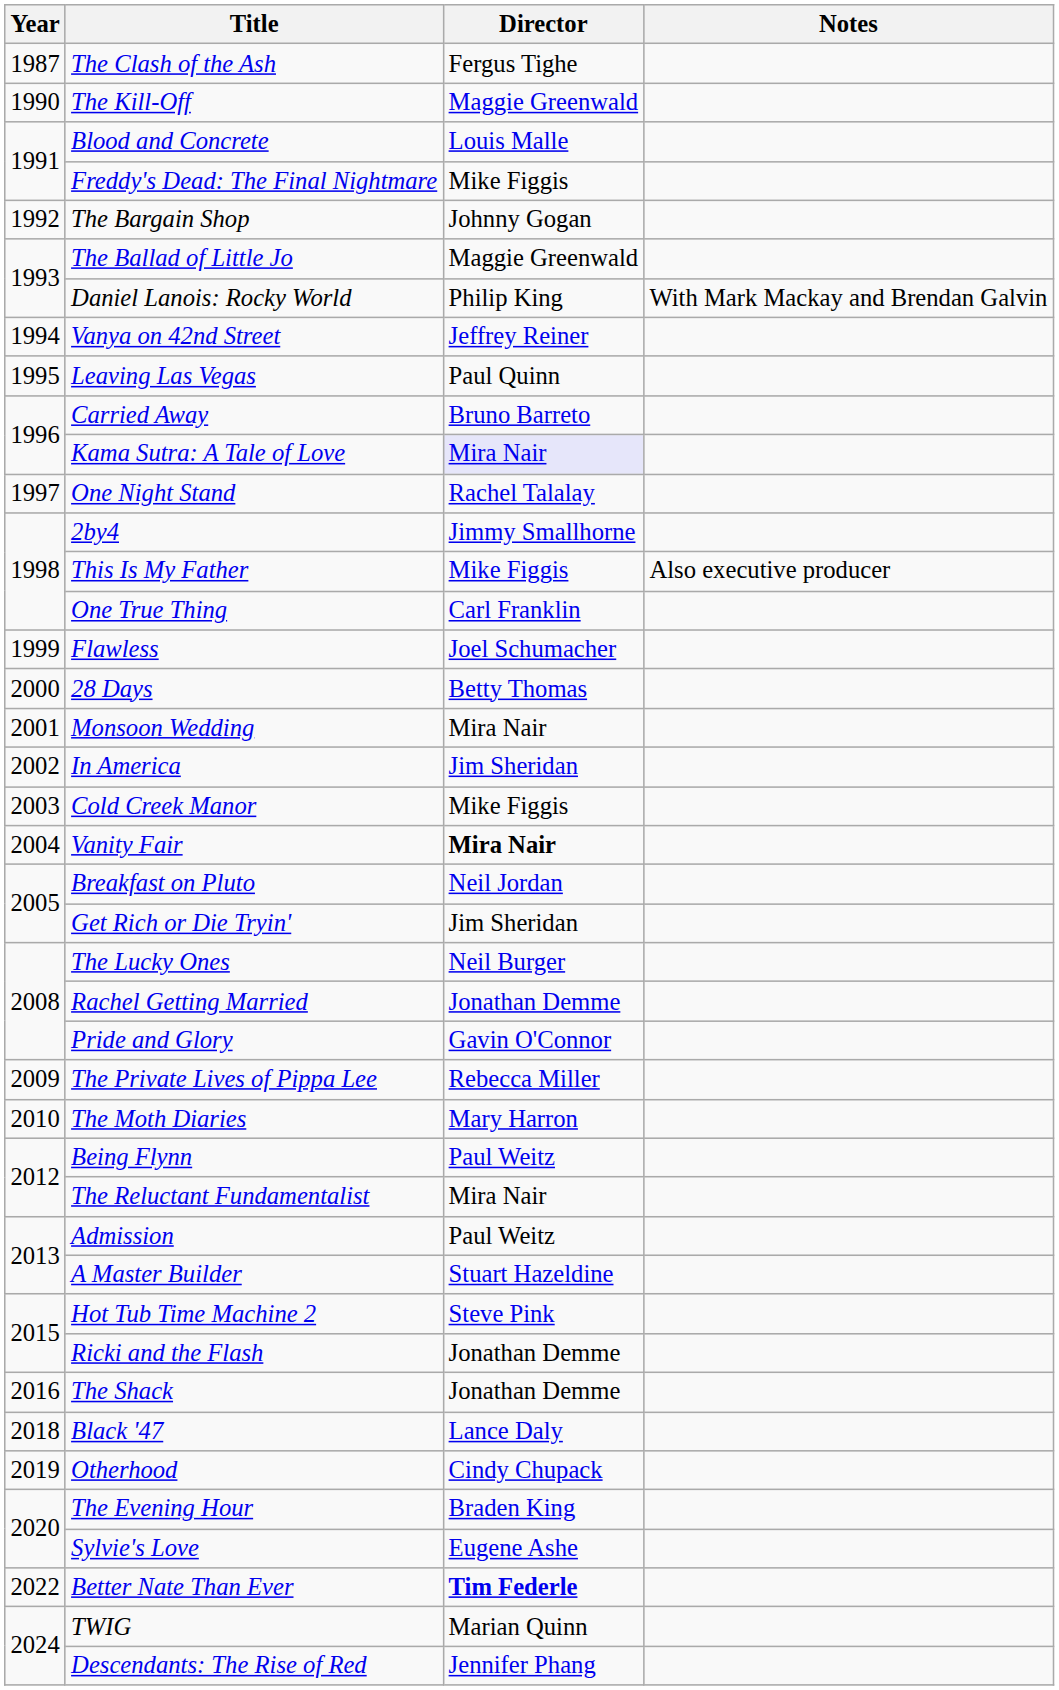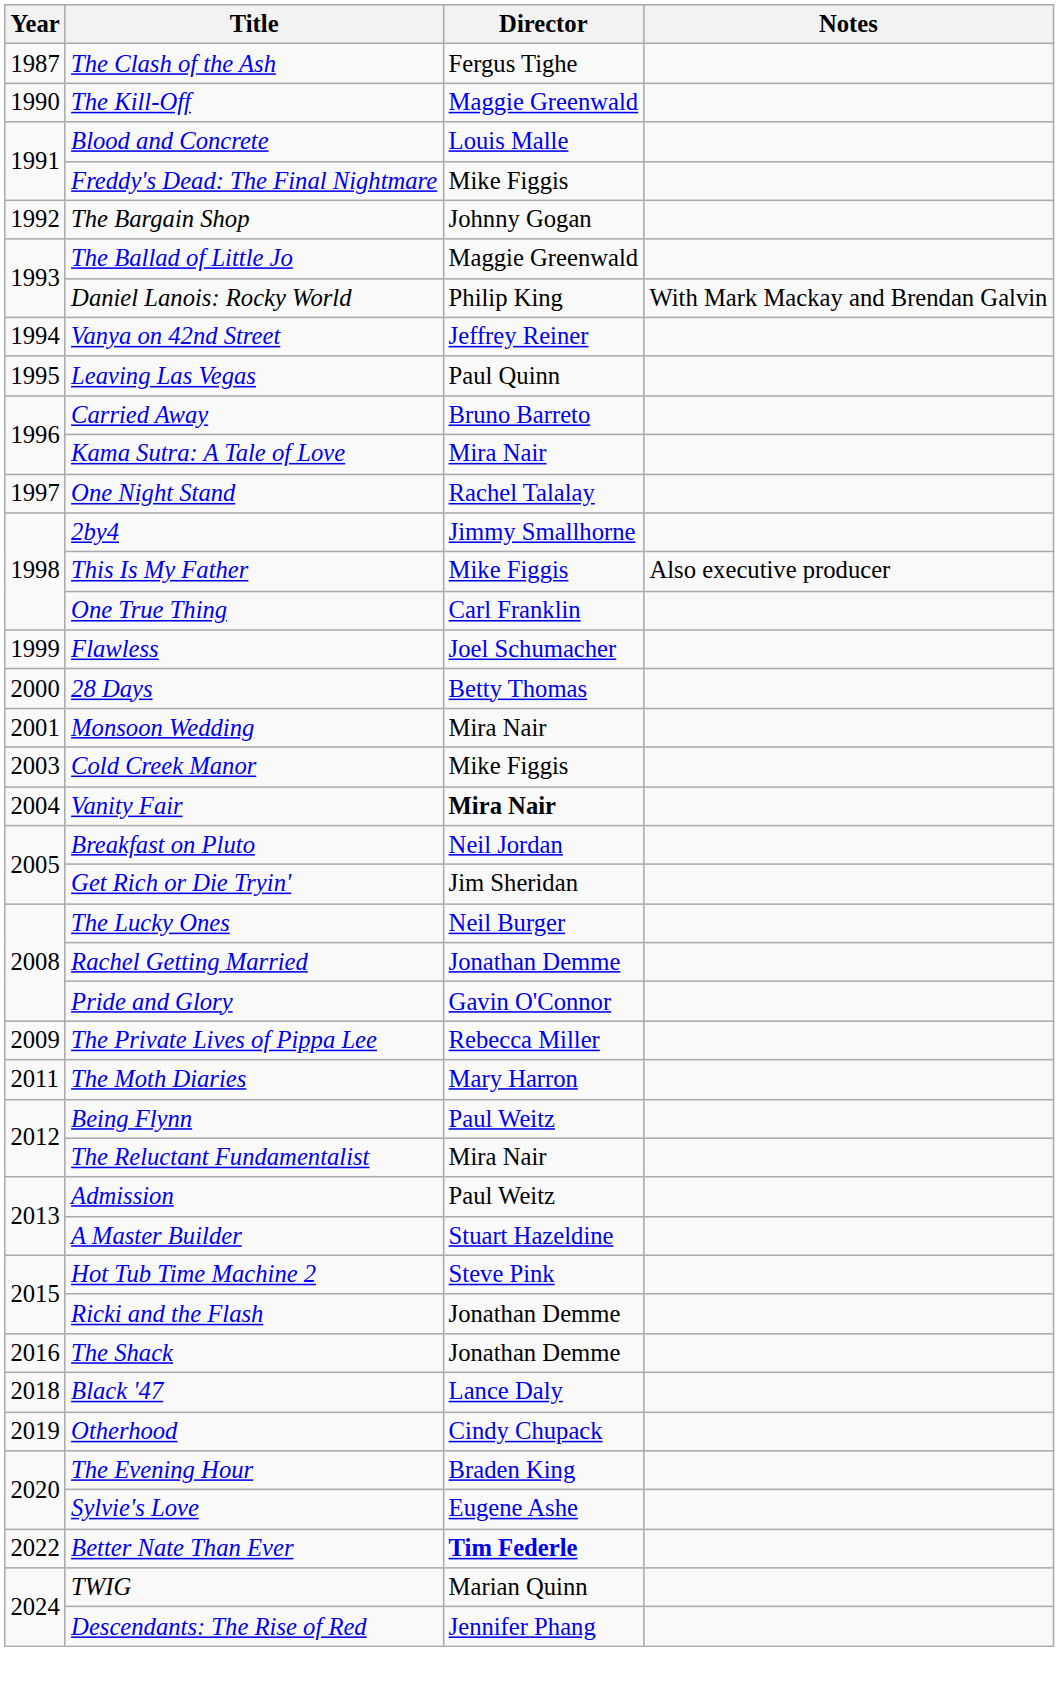(498, 453) lavender background -> (498, 453) no background
- row: (126, 766)
(35, 1118) 2010 -> (35, 1079) 2011
